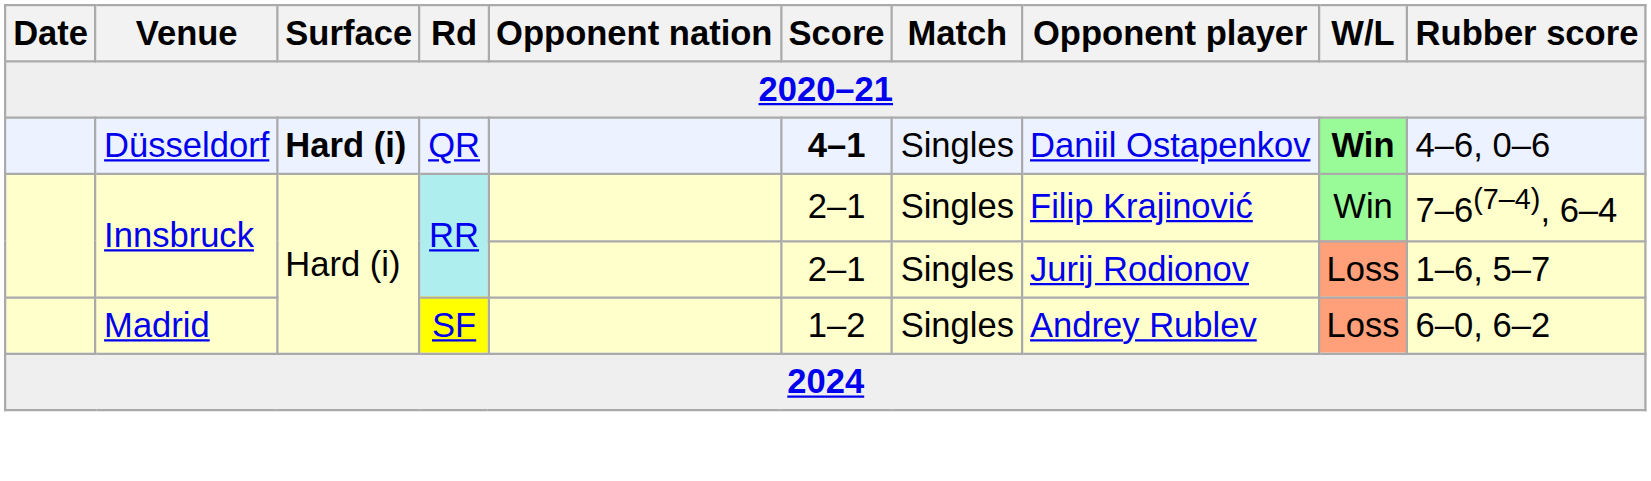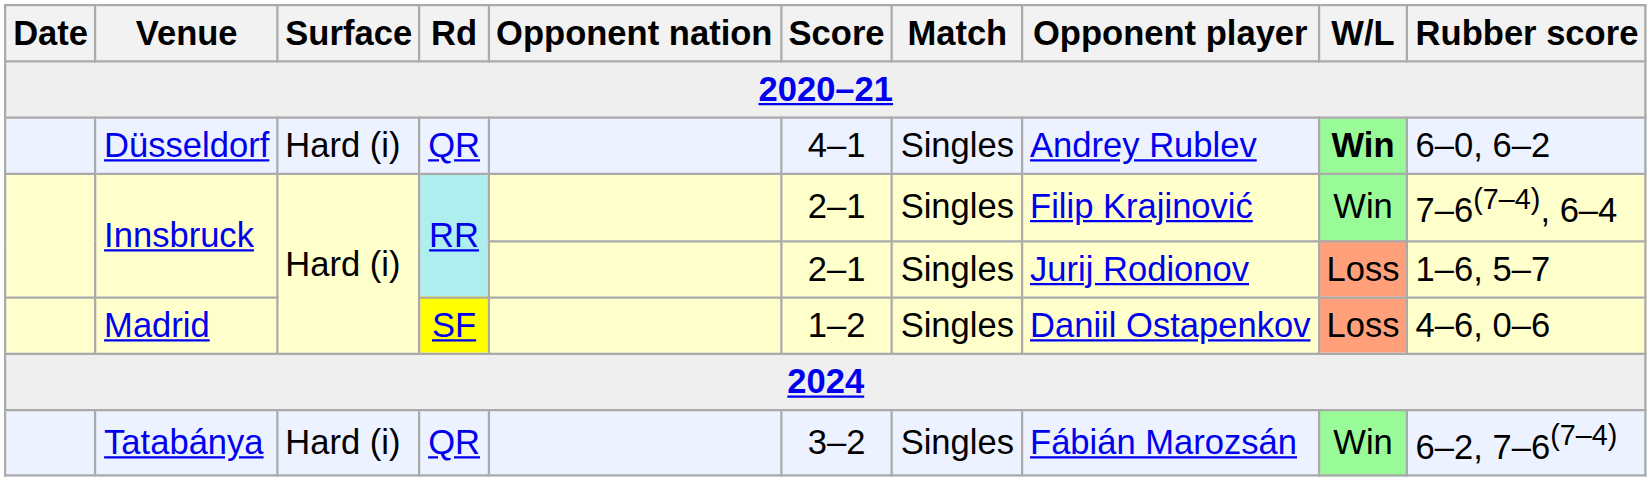(346, 146) bold -> (343, 146) normal
(837, 146) bold -> (837, 146) normal
(1170, 146) Daniil Ostapenkov -> (1143, 146) Andrey Rublev
(1483, 146) 4–6, 0–6 -> (1483, 146) 6–0, 6–2
(1143, 325) Andrey Rublev -> (1170, 325) Daniil Ostapenkov
(1483, 325) 6–0, 6–2 -> (1483, 325) 4–6, 0–6
+ row: (184, 442)
